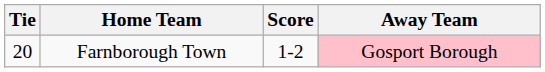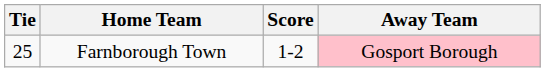(22, 50) 20 -> (22, 50) 25
